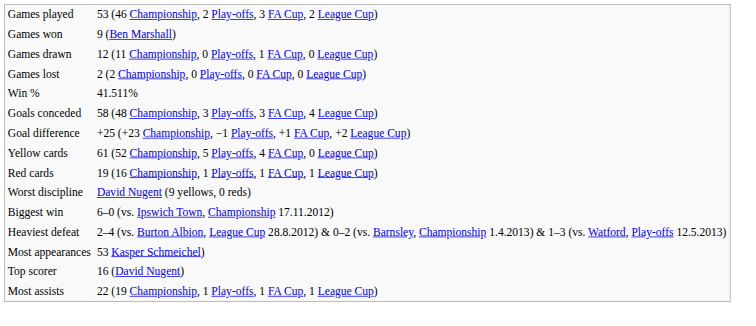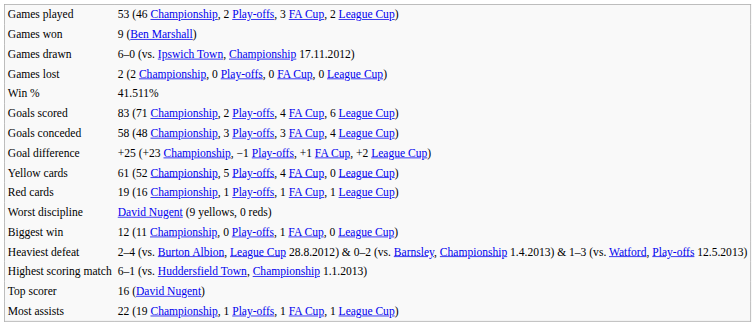(237, 54) 12 (11 Championship, 0 Play-offs, 1 FA Cup, 0 League Cup) -> (236, 54) 6–0 (vs. Ipswich Town, Championship 17.11.2012)
+ row: (38, 113)
(215, 212) 6–0 (vs. Ipswich Town, Championship 17.11.2012) -> (258, 232) 12 (11 Championship, 0 Play-offs, 1 FA Cup, 0 League Cup)
+ row: (60, 271)
- row: (49, 252)
